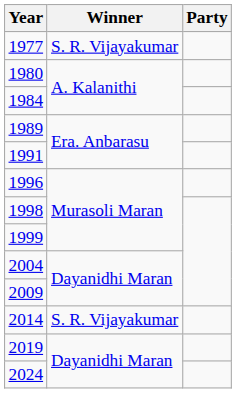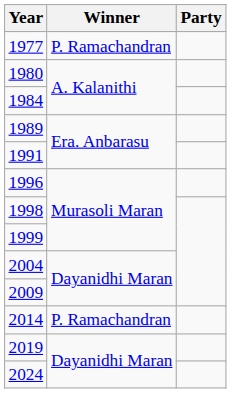(115, 45) S. R. Vijayakumar -> (111, 45) P. Ramachandran
(115, 319) S. R. Vijayakumar -> (111, 319) P. Ramachandran
